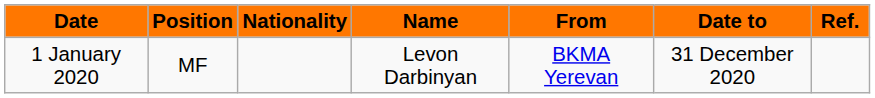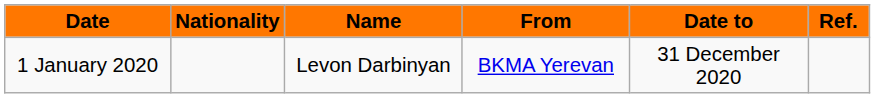- column: (193, 21)
